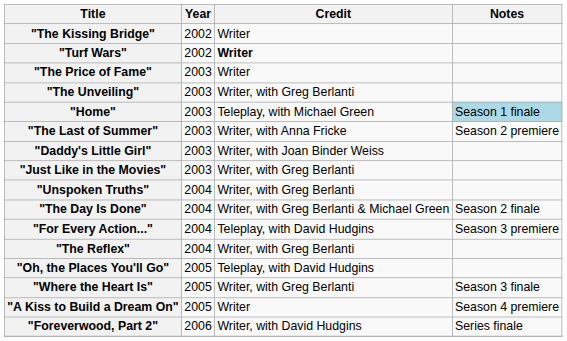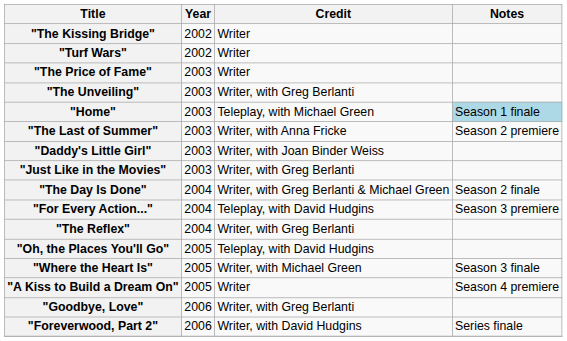(235, 53) bold -> (234, 53) normal
- row: (93, 190)
(286, 287) Writer, with Greg Berlanti -> (290, 268) Writer, with Michael Green
+ row: (93, 307)
